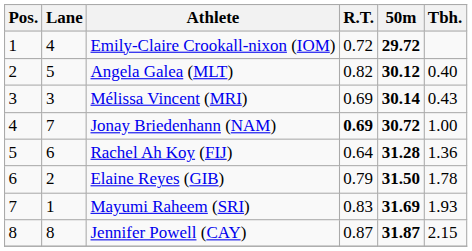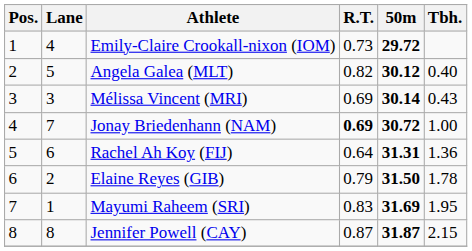(358, 44) 0.72 -> (358, 44) 0.73
(401, 152) 31.28 -> (401, 152) 31.31
(443, 206) 1.93 -> (443, 206) 1.95
